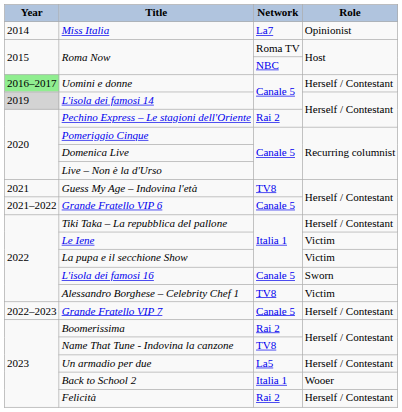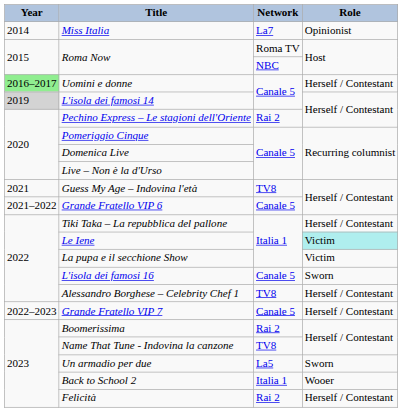(320, 240) no background -> (320, 240) paleturquoise background
(320, 293) Victim -> (349, 293) Herself / Contestant
(349, 363) Herself / Contestant -> (319, 363) Sworn
